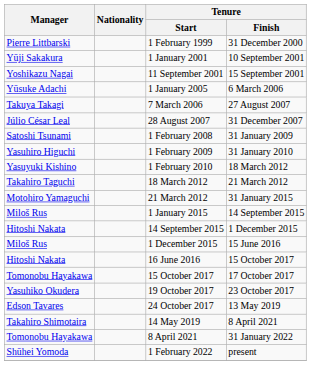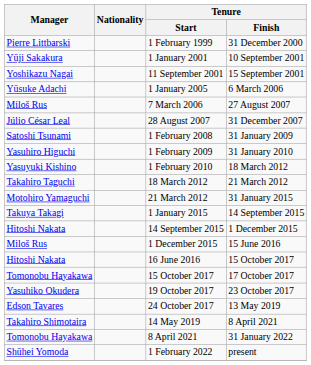(35, 105) Takuya Takagi -> (27, 105) Miloš Rus
(27, 213) Miloš Rus -> (35, 213) Takuya Takagi
